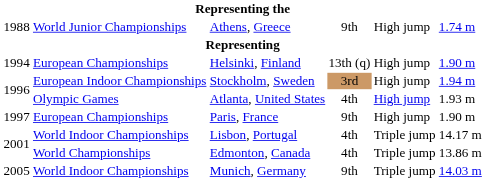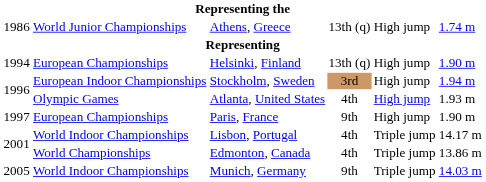(17, 26) 1988 -> (17, 26) 1986
(349, 26) 9th -> (349, 26) 13th (q)
